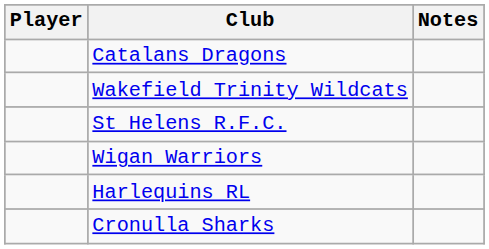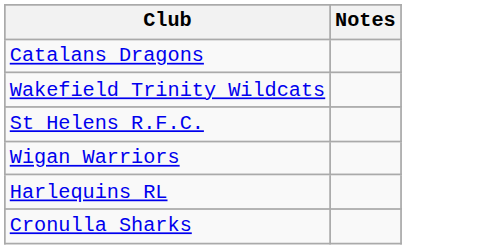- column: (46, 22)
